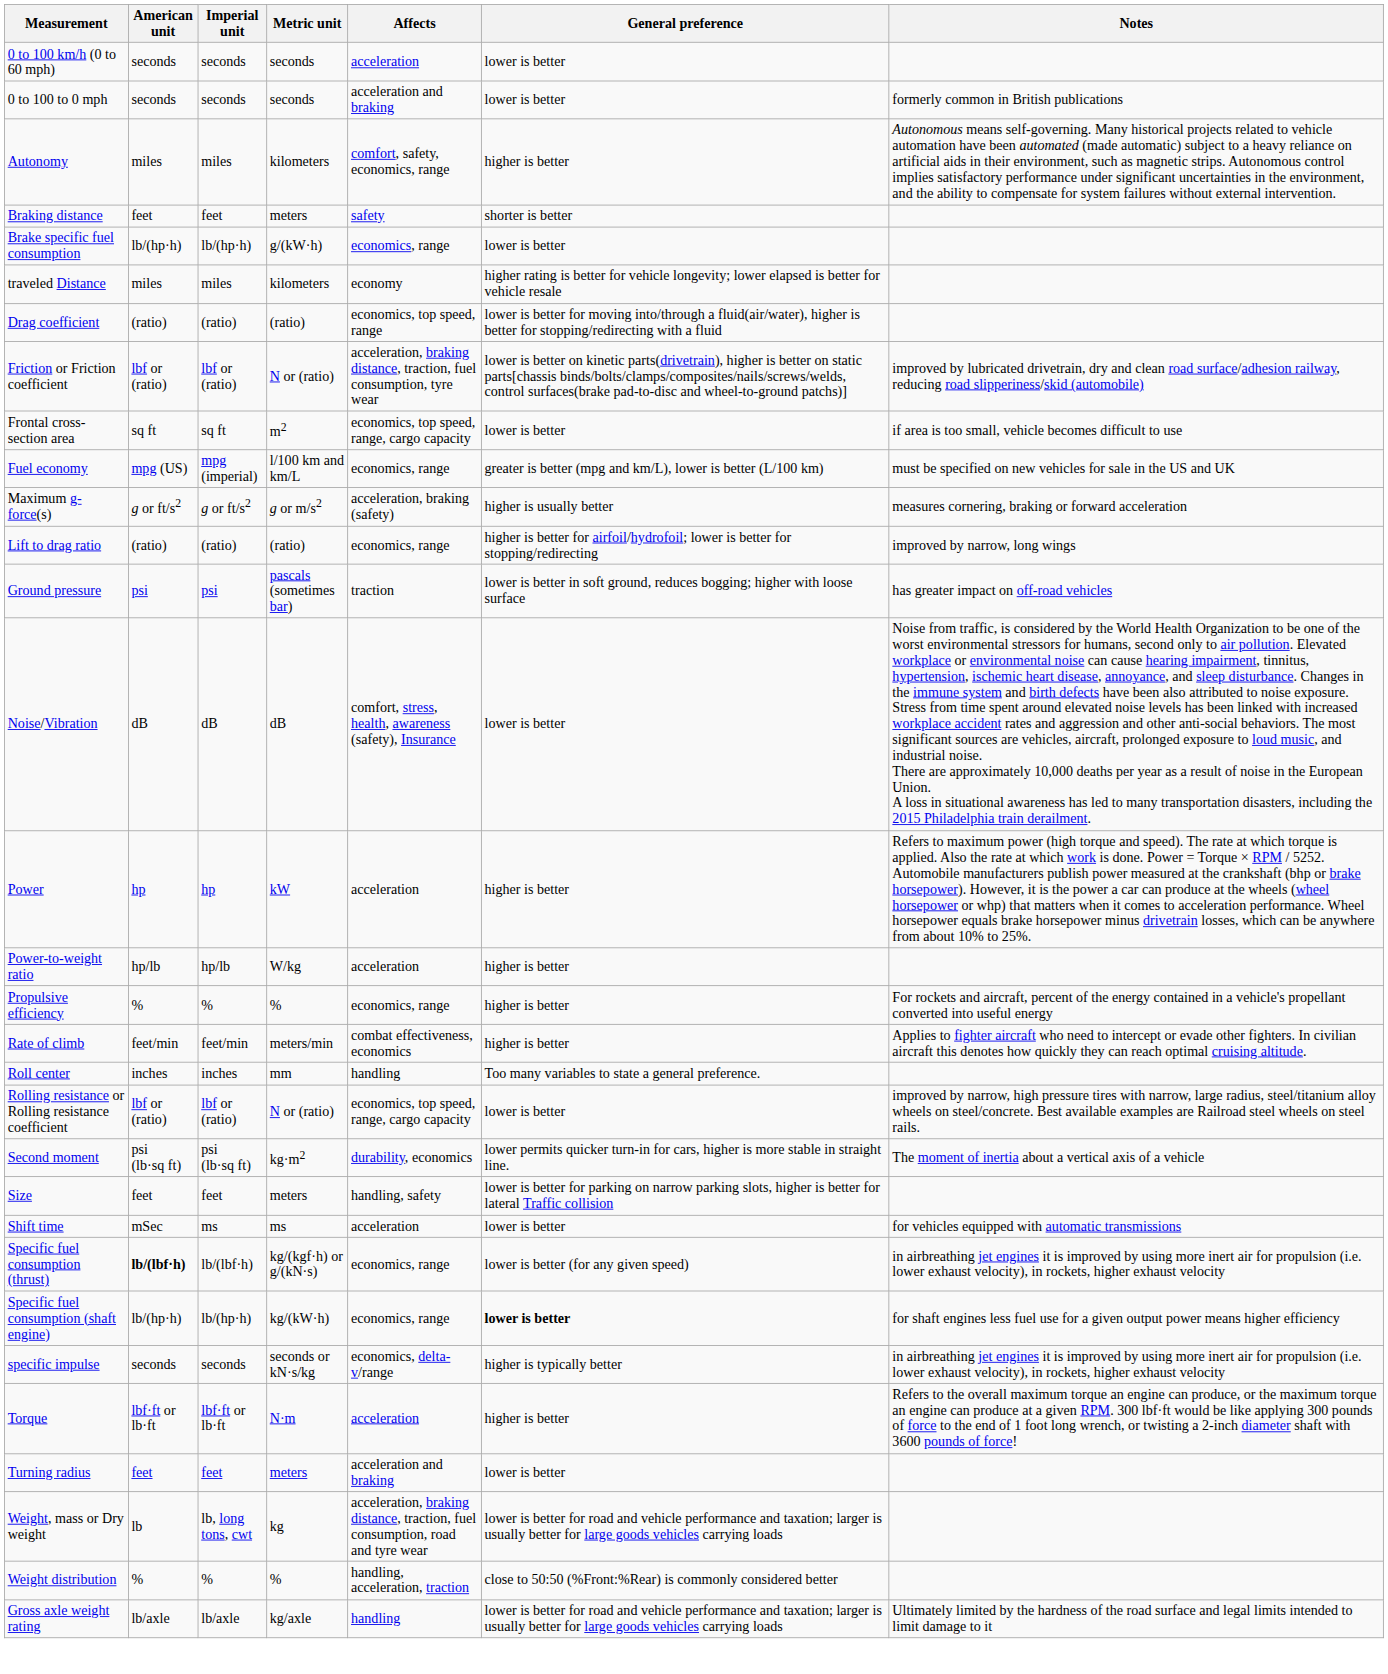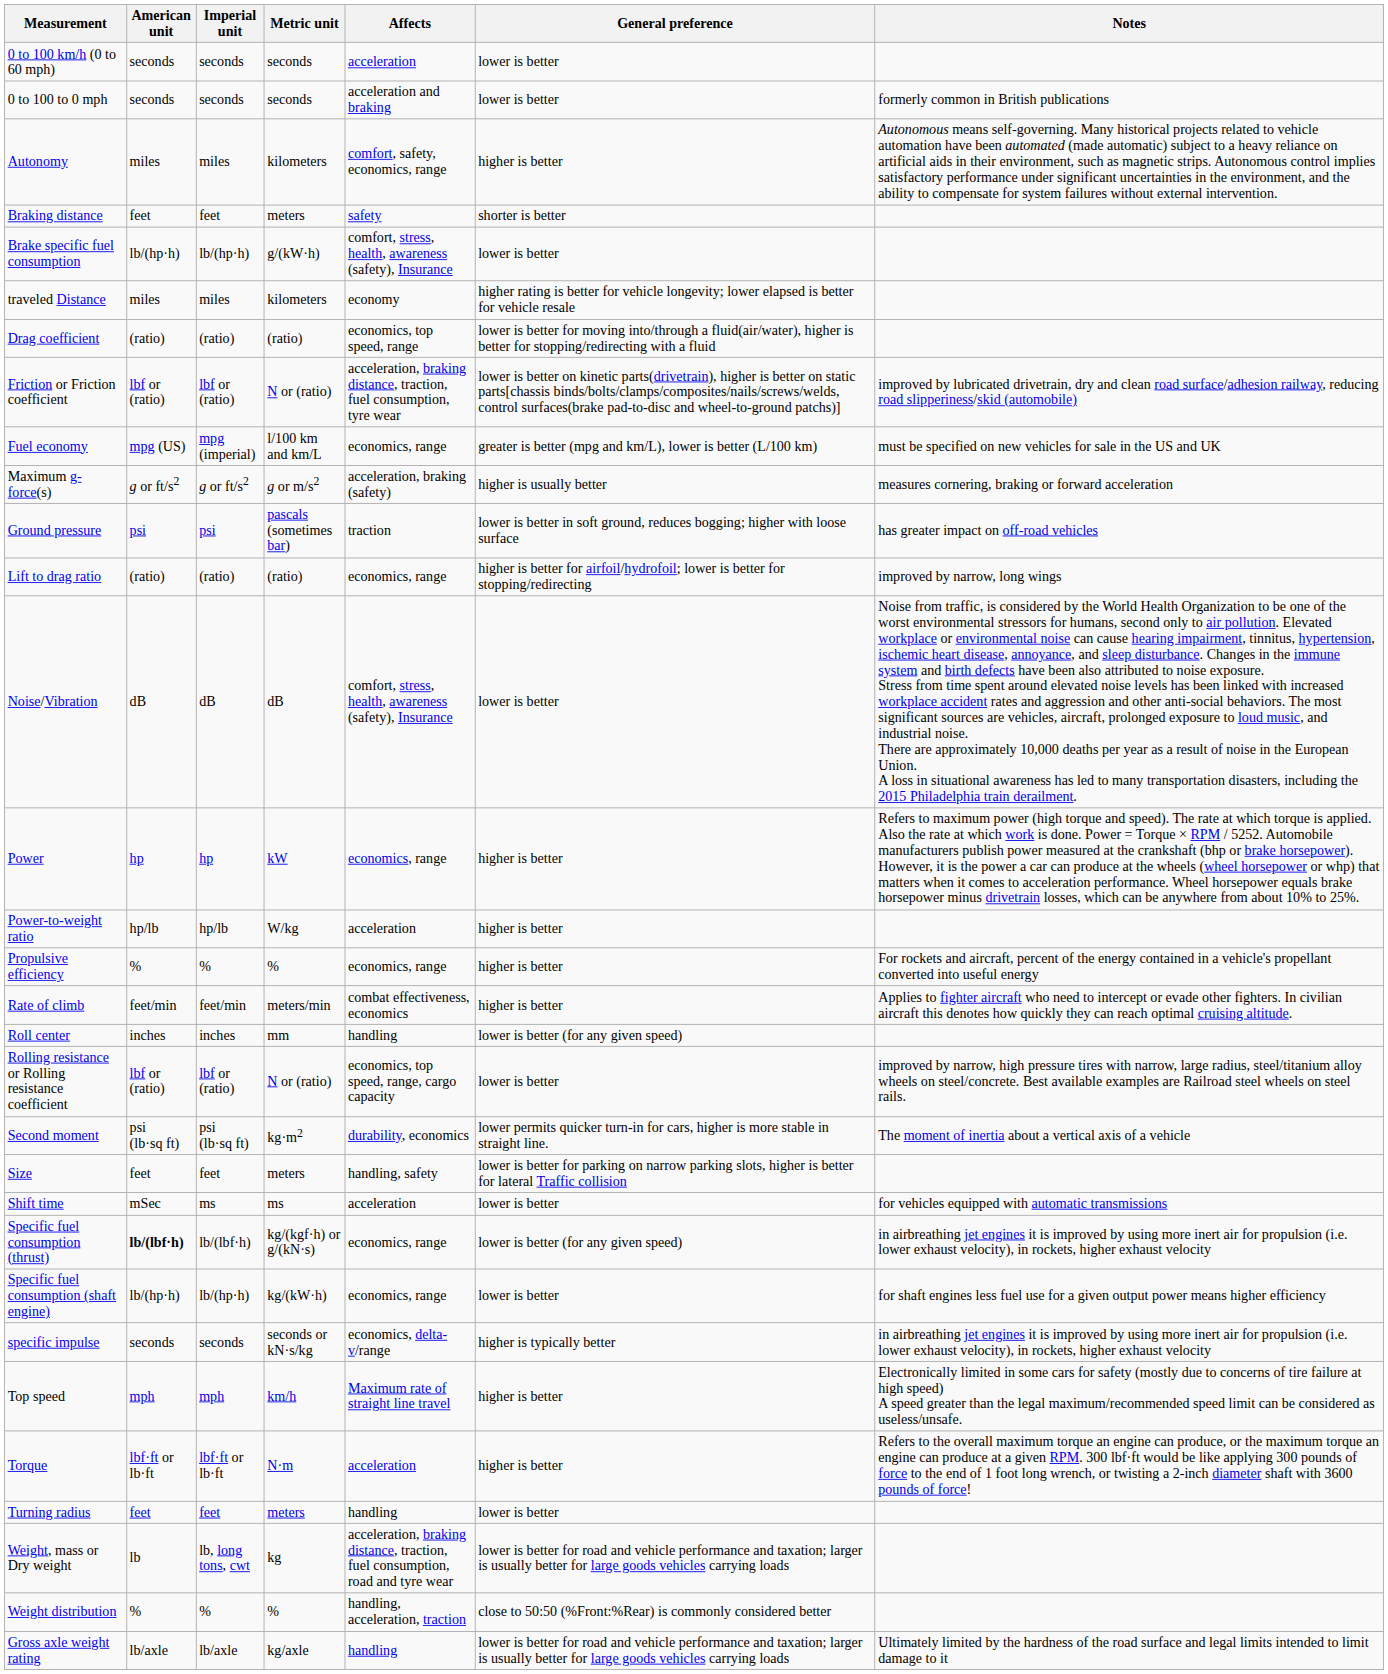(400, 246) economics, range -> (400, 254) comfort, stress, health, awareness (safety), Insurance
- row: (47, 430)
rows swapped: (54, 591) <-> (54, 544)
(385, 889) acceleration -> (397, 858) economics, range
(622, 1073) Too many variables to state a general preference. -> (580, 1035) lower is better (for any given speed)
(527, 1318) bold -> (518, 1296) normal
+ row: (36, 1396)
(397, 1472) acceleration and braking -> (373, 1512) handling
